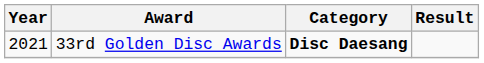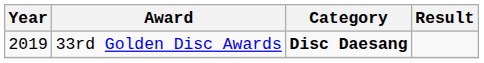(28, 45) 2021 -> (28, 45) 2019
